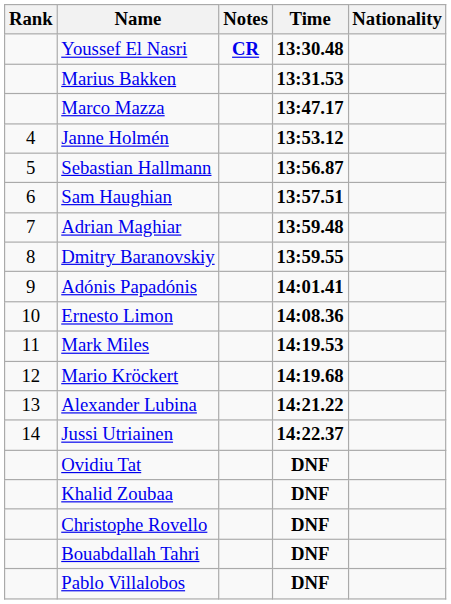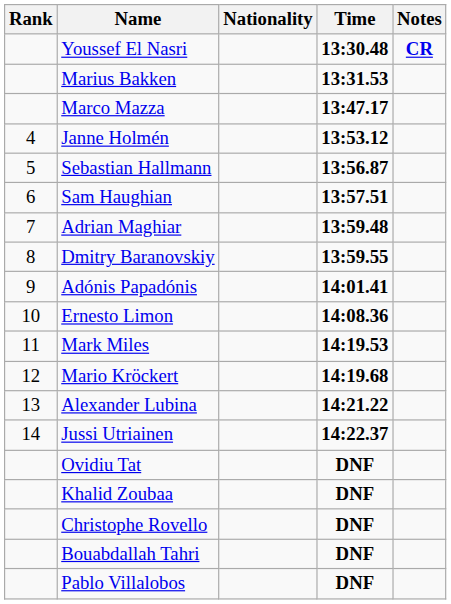columns swapped: (397, 19) <-> (246, 19)
